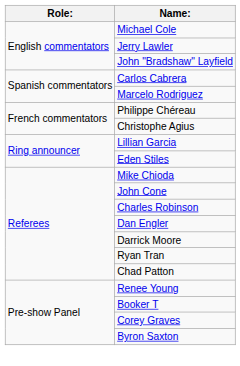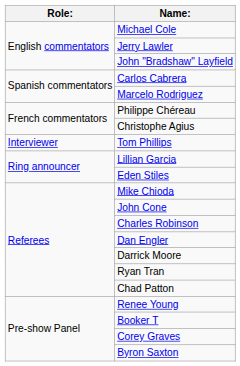+ row: (144, 143)
